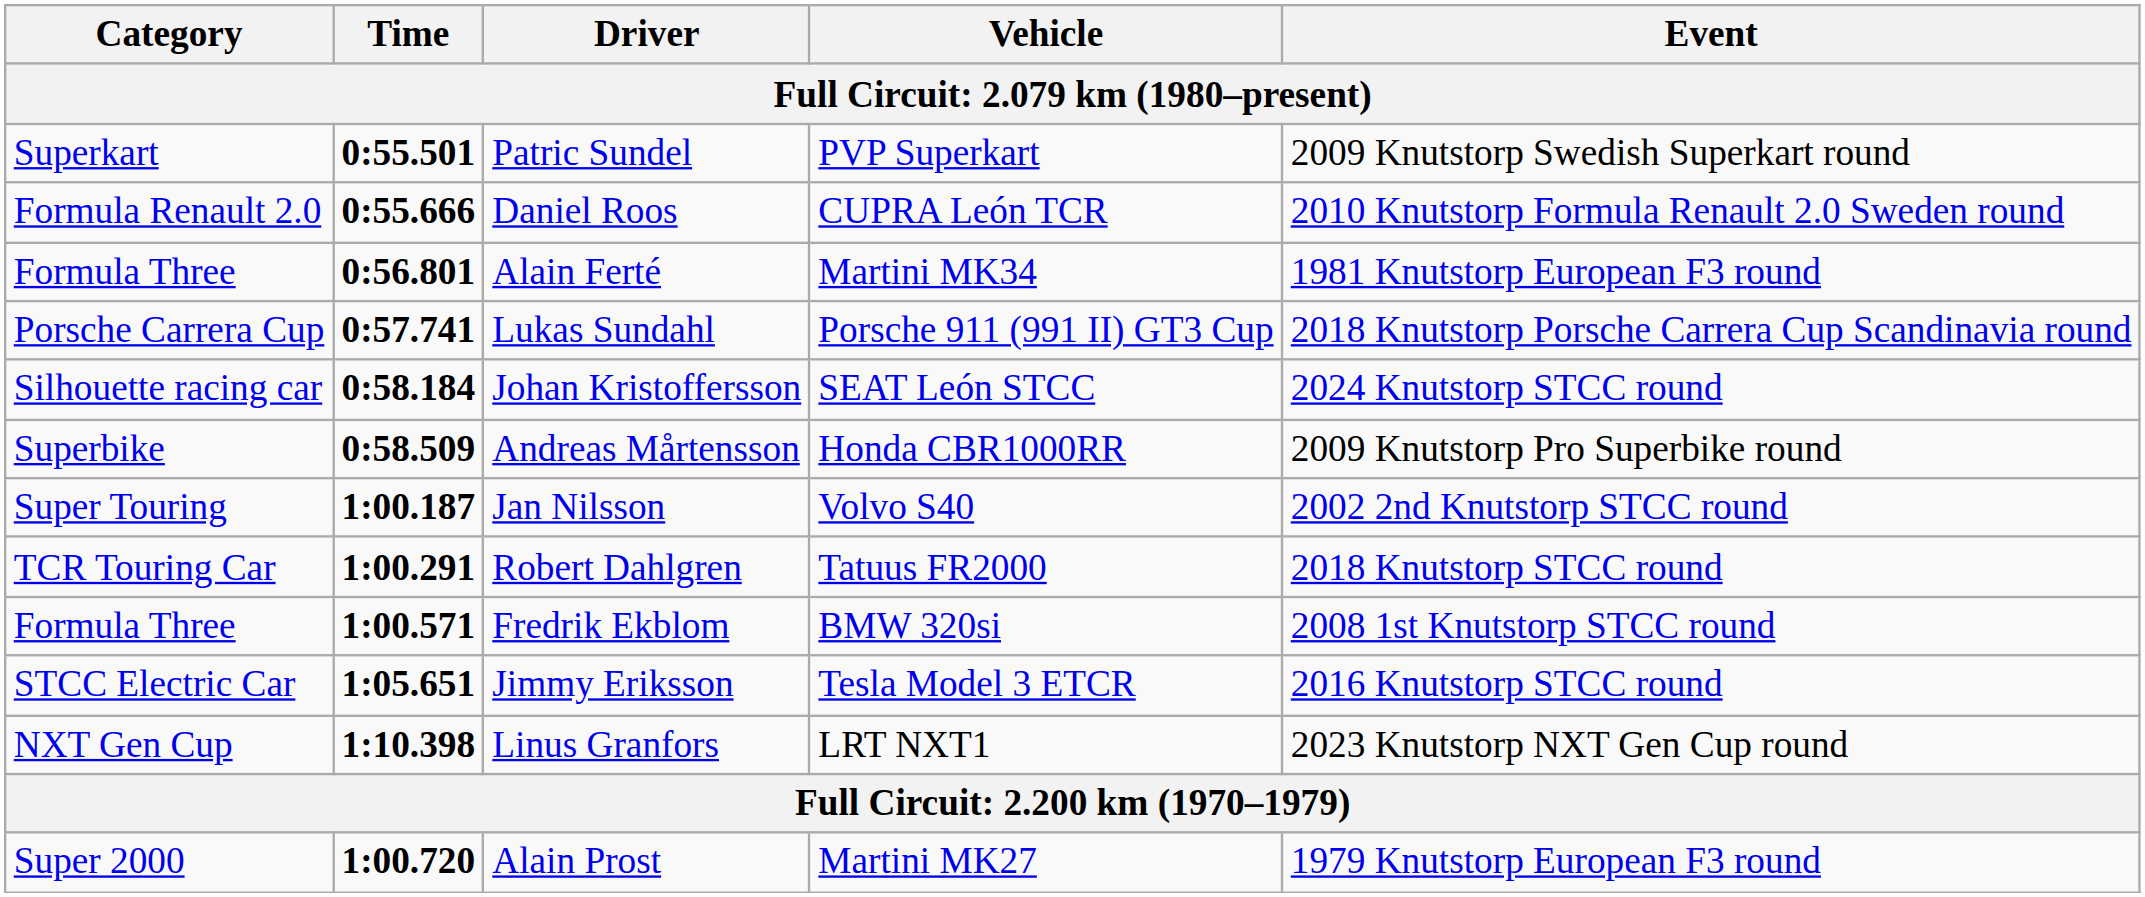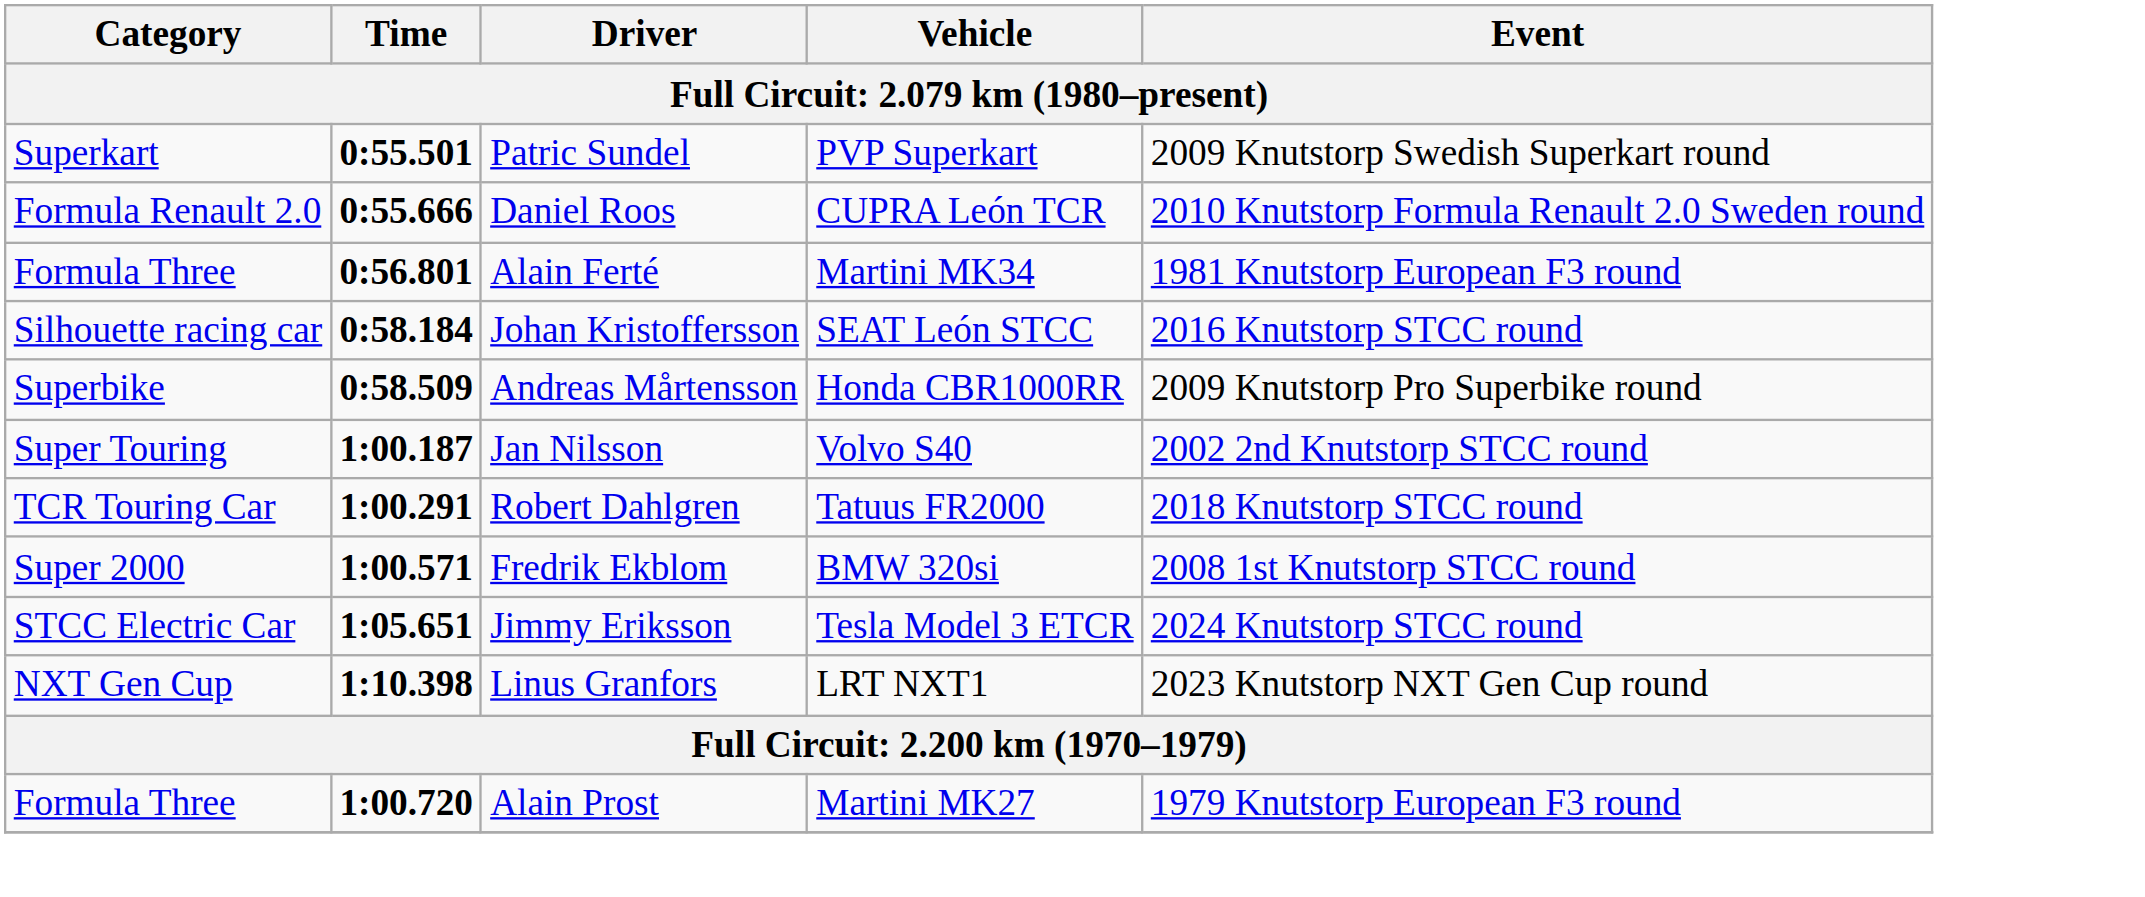- row: (604, 329)
(1507, 388) 2024 Knutstorp STCC round -> (1367, 329) 2016 Knutstorp STCC round
(125, 625) Formula Three -> (99, 566) Super 2000
(1507, 684) 2016 Knutstorp STCC round -> (1367, 625) 2024 Knutstorp STCC round
(99, 861) Super 2000 -> (125, 802) Formula Three
